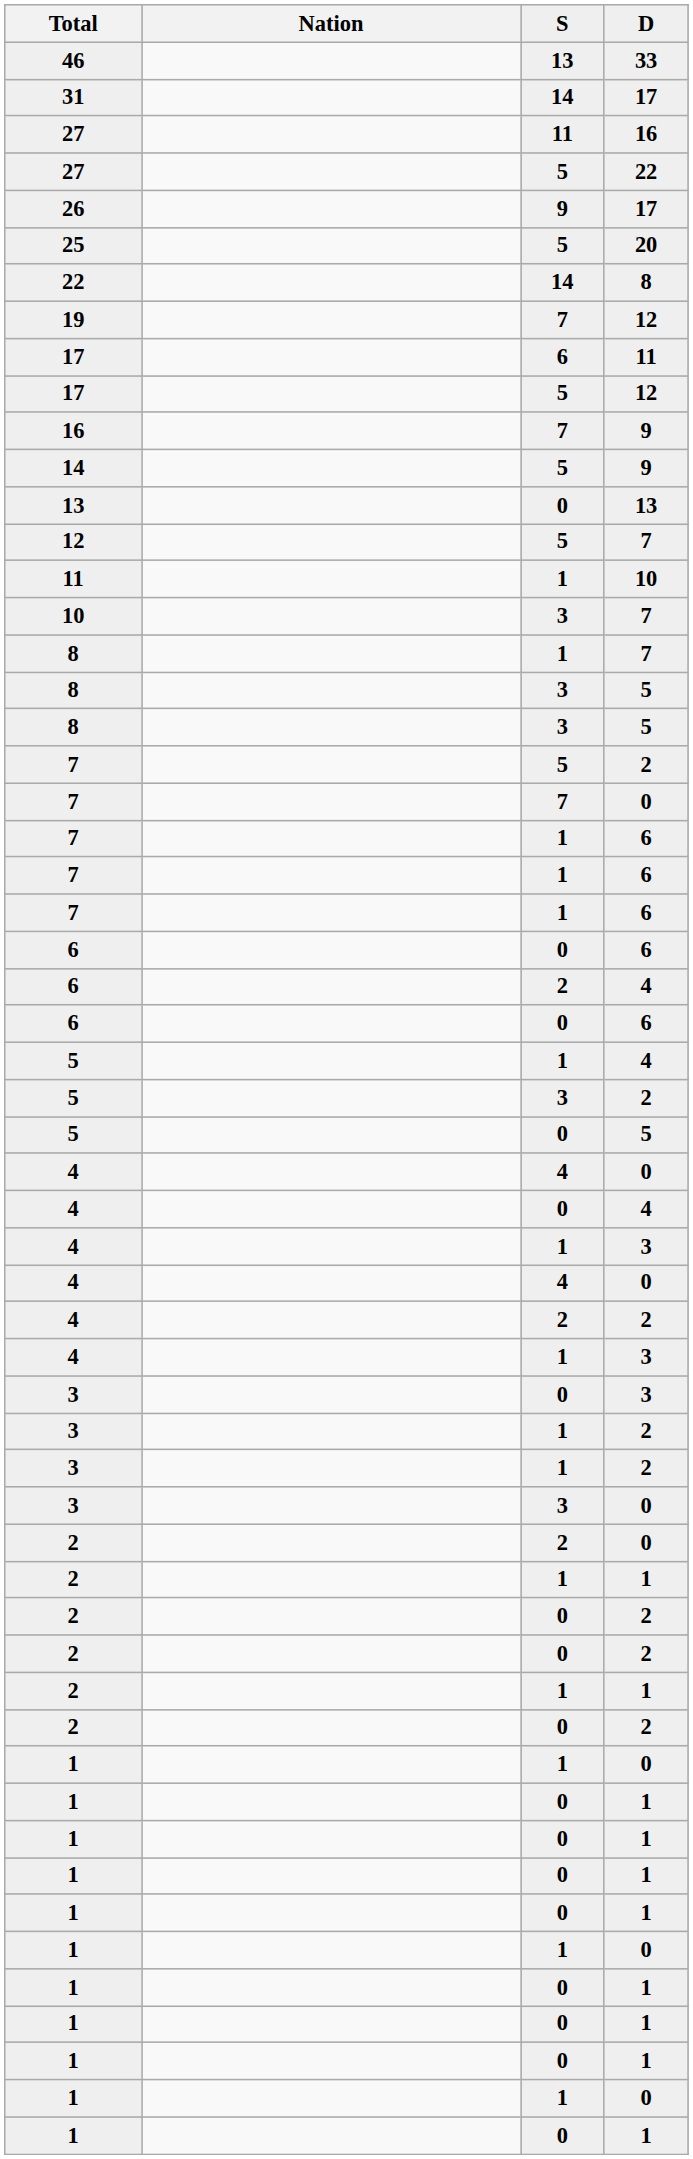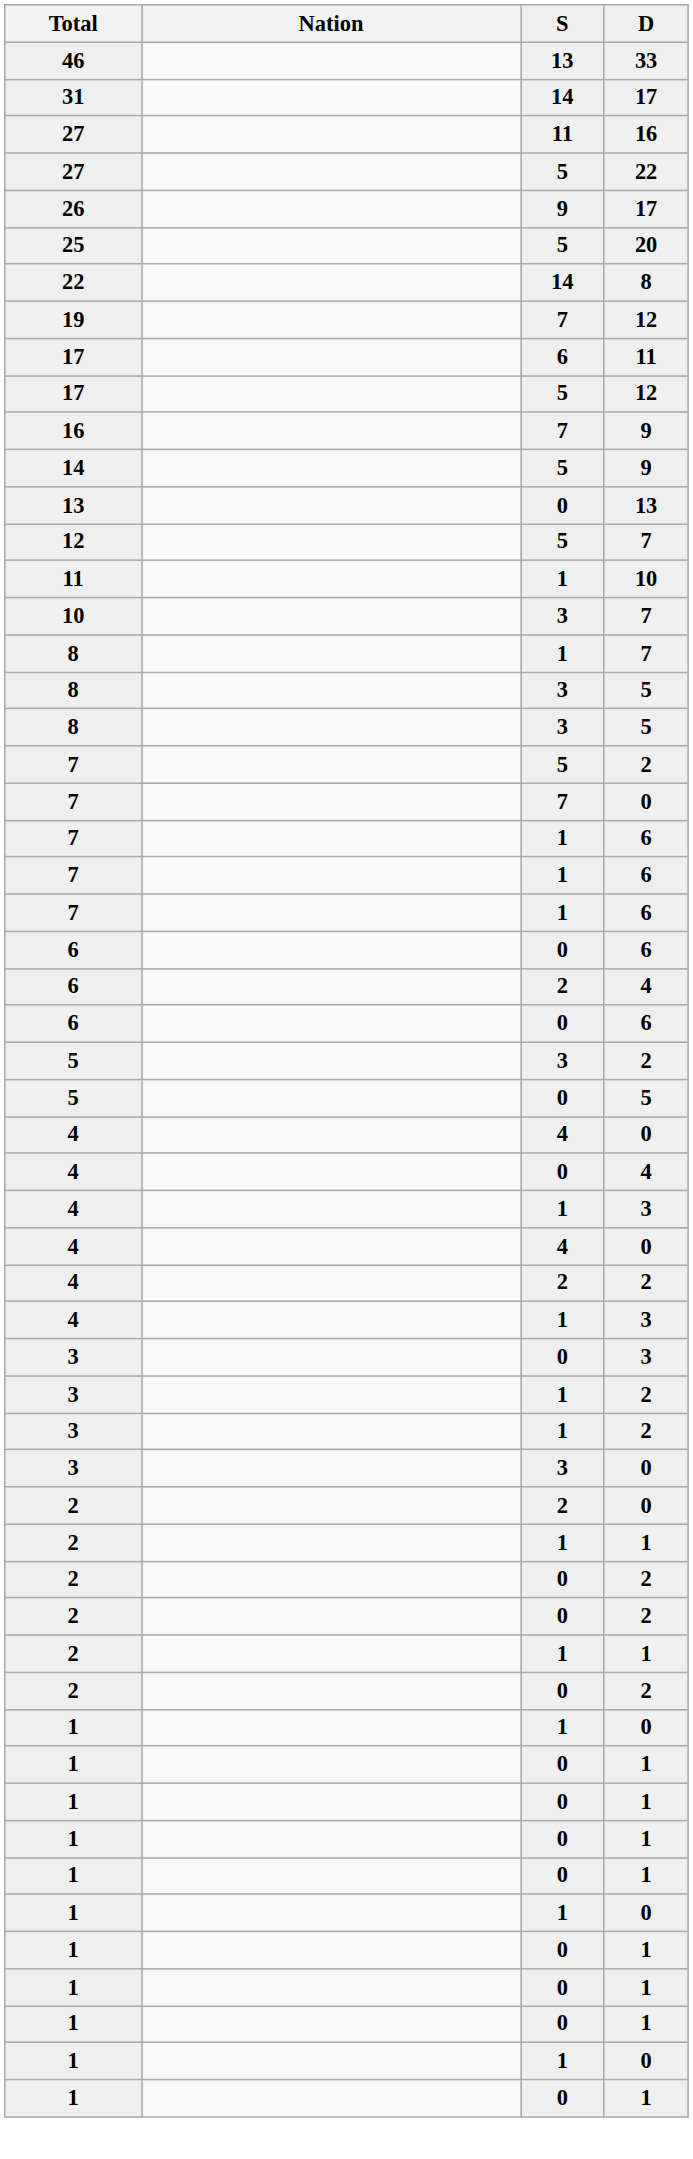- row: (73, 1060)
